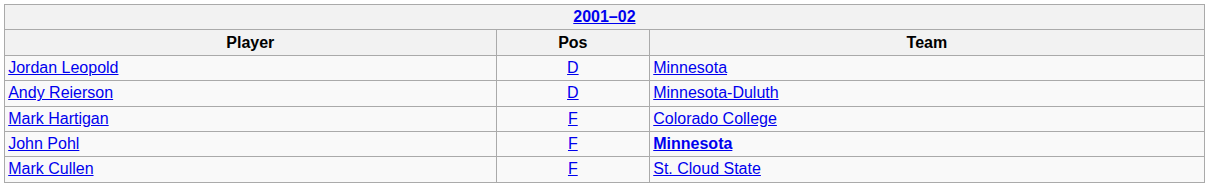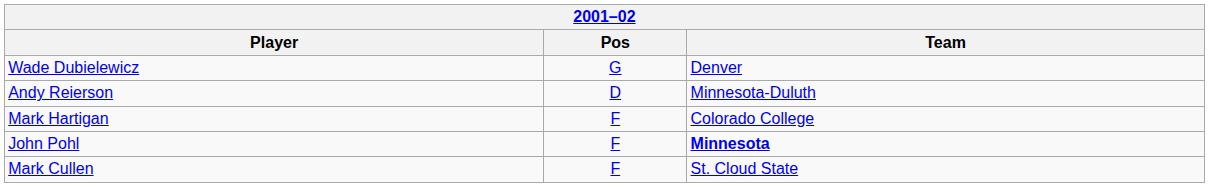+ row: (74, 67)
- row: (63, 67)
